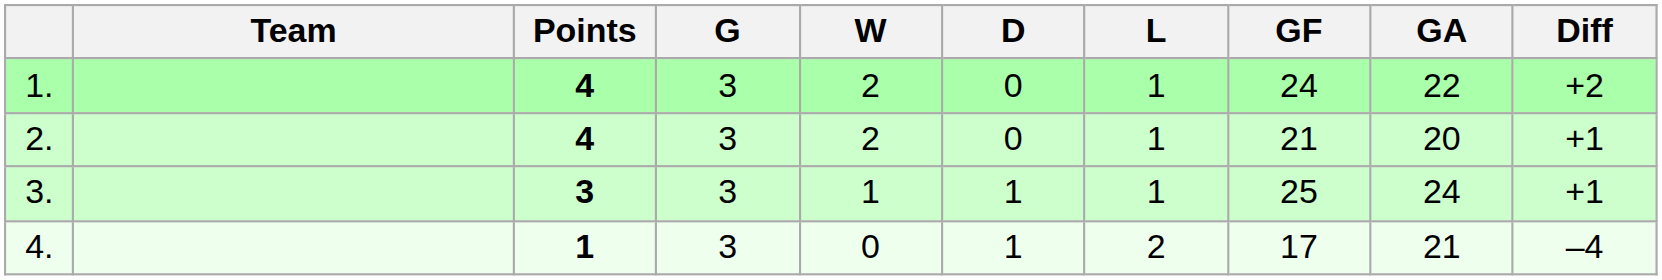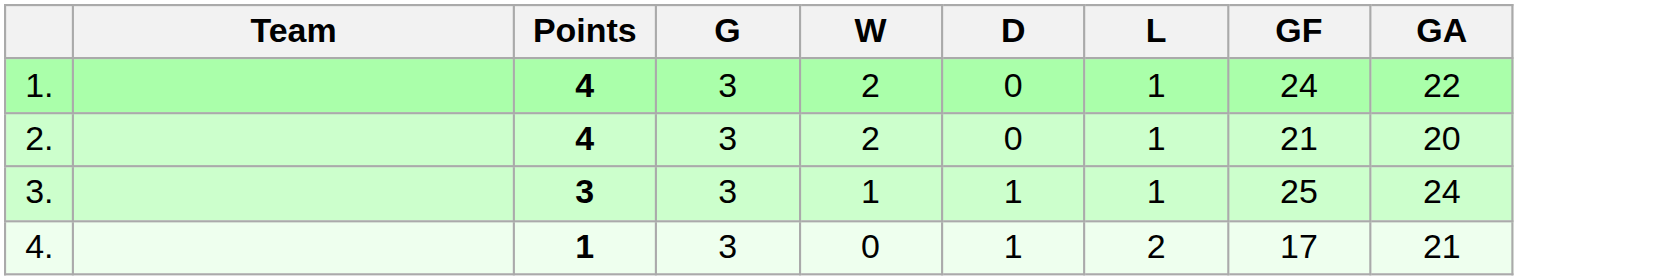- column: (1585, 31)
